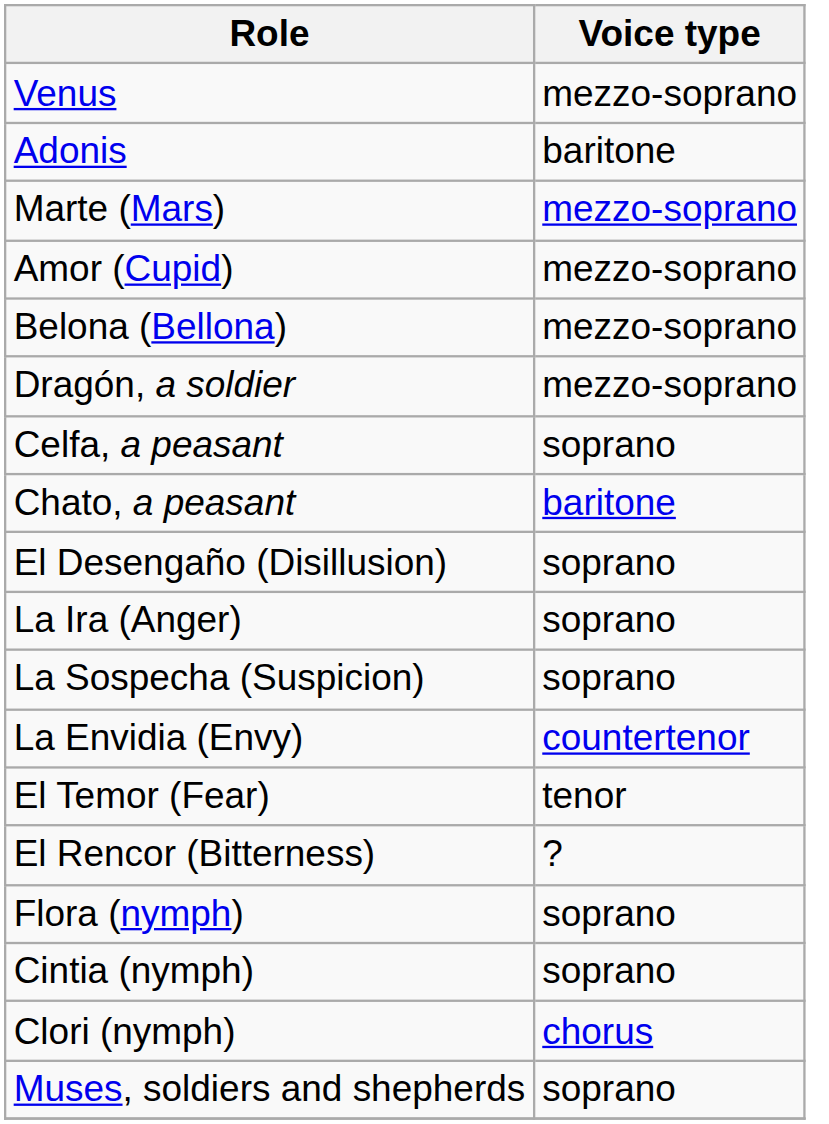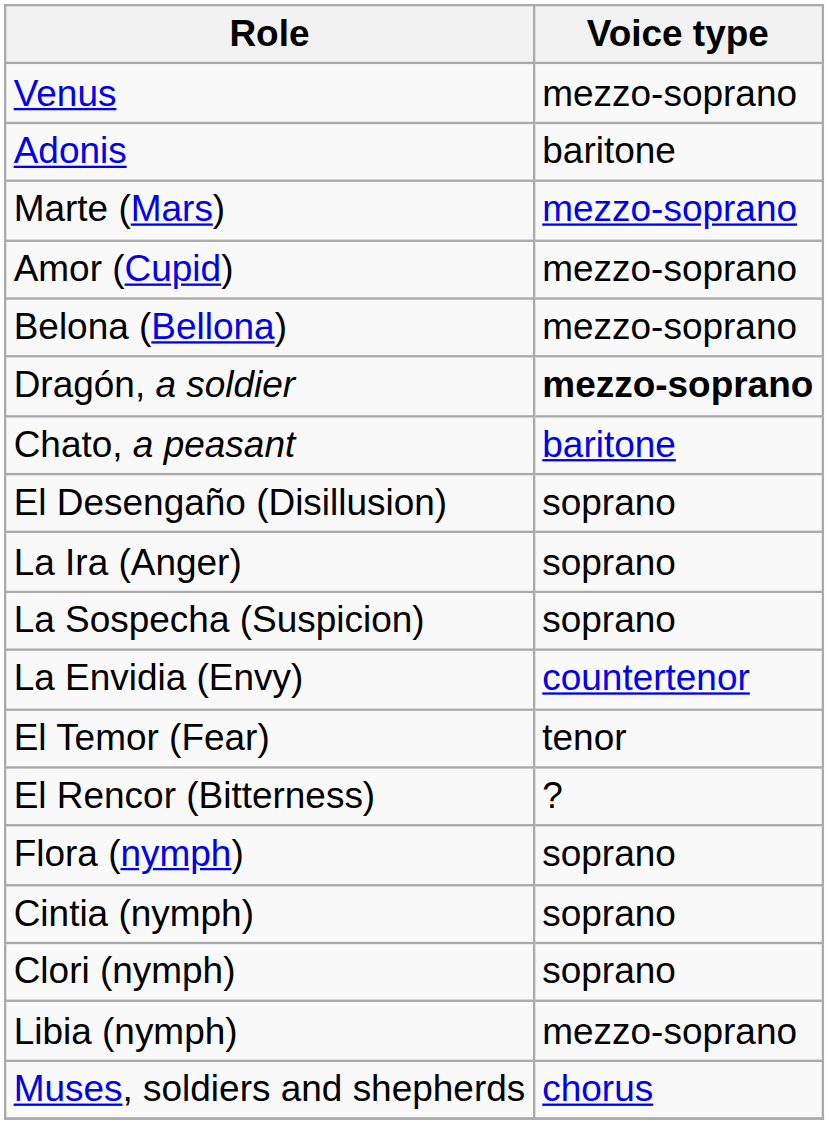(670, 385) normal -> (678, 385) bold
- row: (148, 444)
(598, 1030) chorus -> (609, 971) soprano
+ row: (126, 1030)
(609, 1088) soprano -> (598, 1088) chorus
